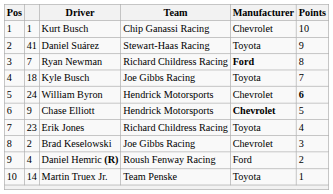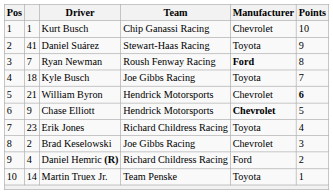(176, 61) Richard Childress Racing -> (169, 61) Roush Fenway Racing
(32, 94) 24 -> (32, 94) 21
(169, 160) Roush Fenway Racing -> (176, 160) Richard Childress Racing
